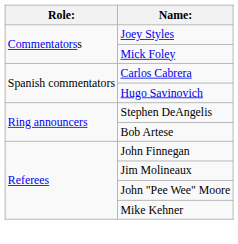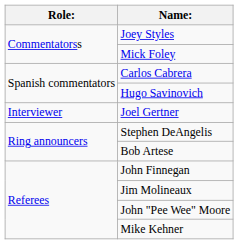+ row: (150, 112)
